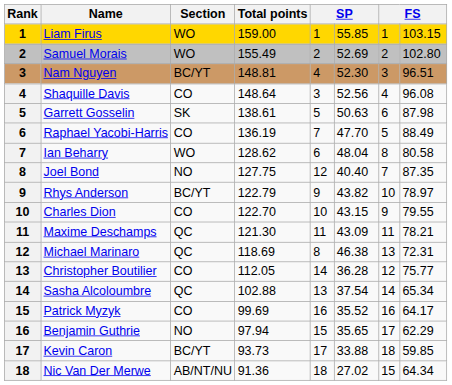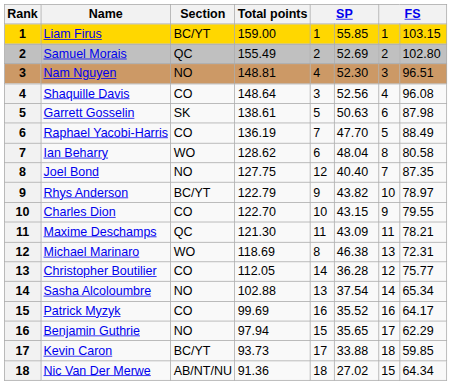(184, 34) WO -> (192, 34) BC/YT
(184, 53) WO -> (183, 53) QC
(192, 73) BC/YT -> (183, 73) NO
(183, 251) QC -> (184, 251) WO
(183, 291) QC -> (183, 291) NO
